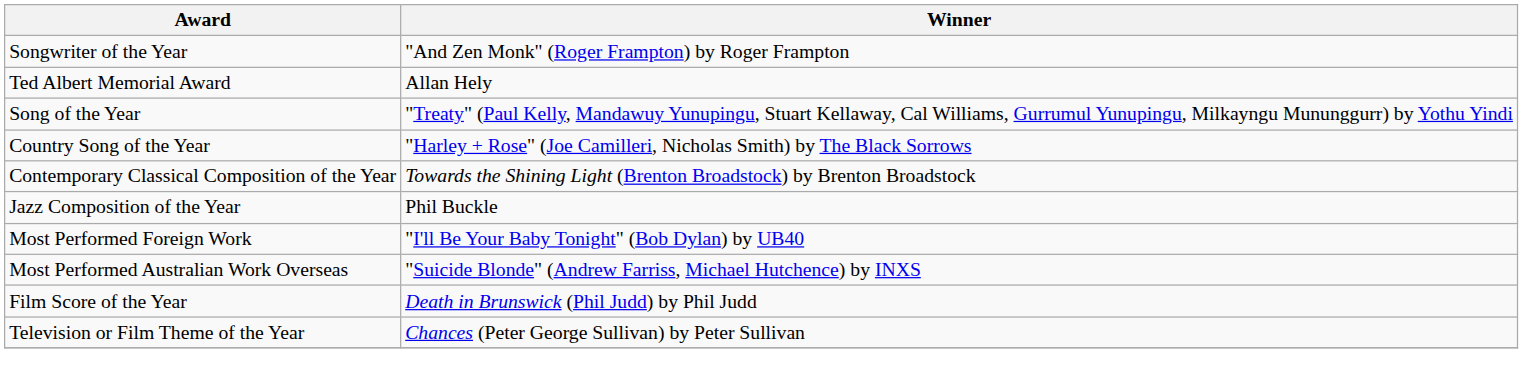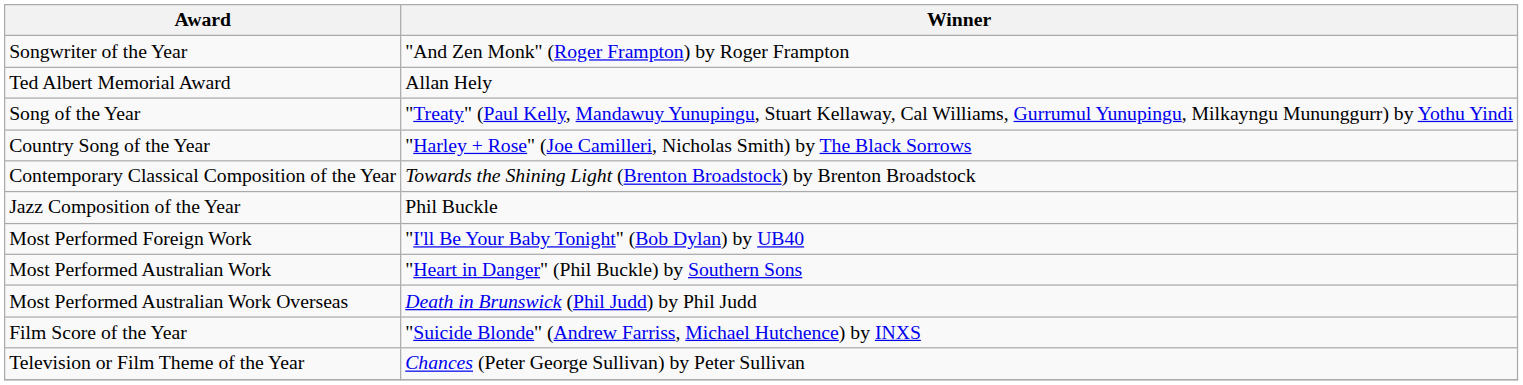+ row: (140, 269)
(663, 269) "Suicide Blonde" (Andrew Farriss, Michael Hutchence) by INXS -> (581, 301) Death in Brunswick (Phil Judd) by Phil Judd
(581, 301) Death in Brunswick (Phil Judd) by Phil Judd -> (663, 332) "Suicide Blonde" (Andrew Farriss, Michael Hutchence) by INXS
